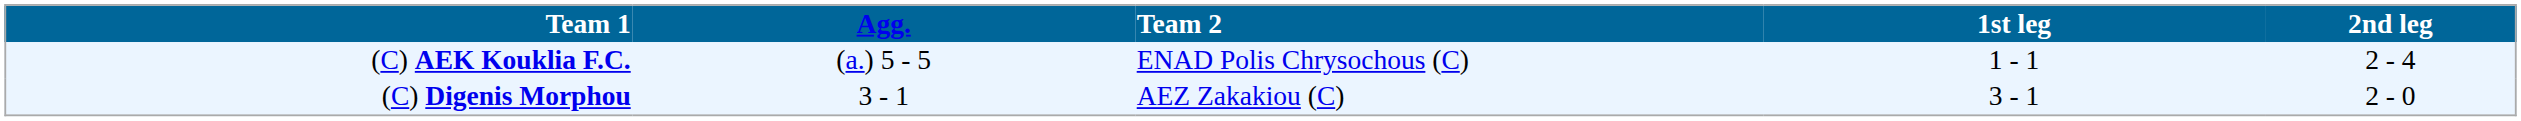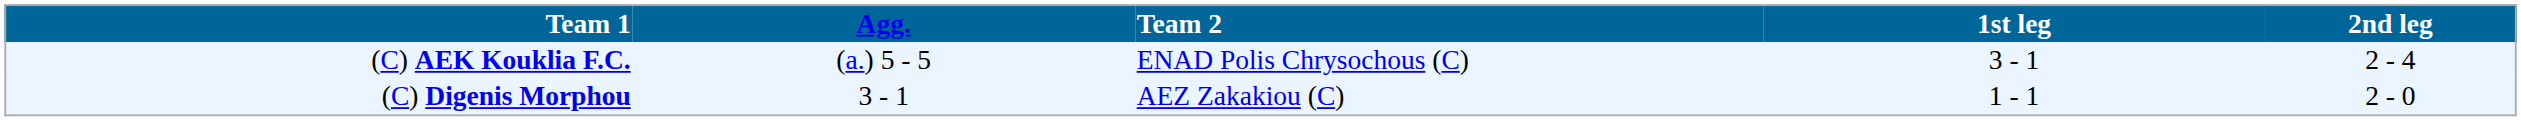(2014, 59) 1 - 1 -> (2014, 59) 3 - 1
(2014, 96) 3 - 1 -> (2014, 96) 1 - 1
